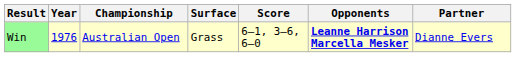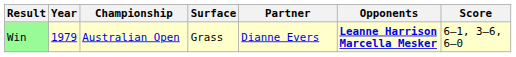columns swapped: (462, 13) <-> (274, 13)
(64, 37) 1976 -> (64, 37) 1979
